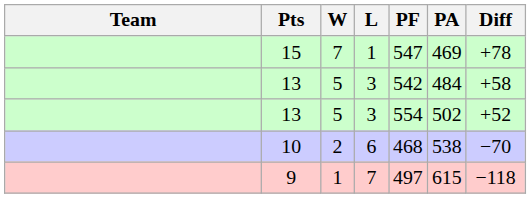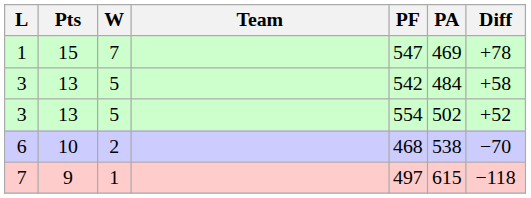columns swapped: (133, 20) <-> (371, 20)
